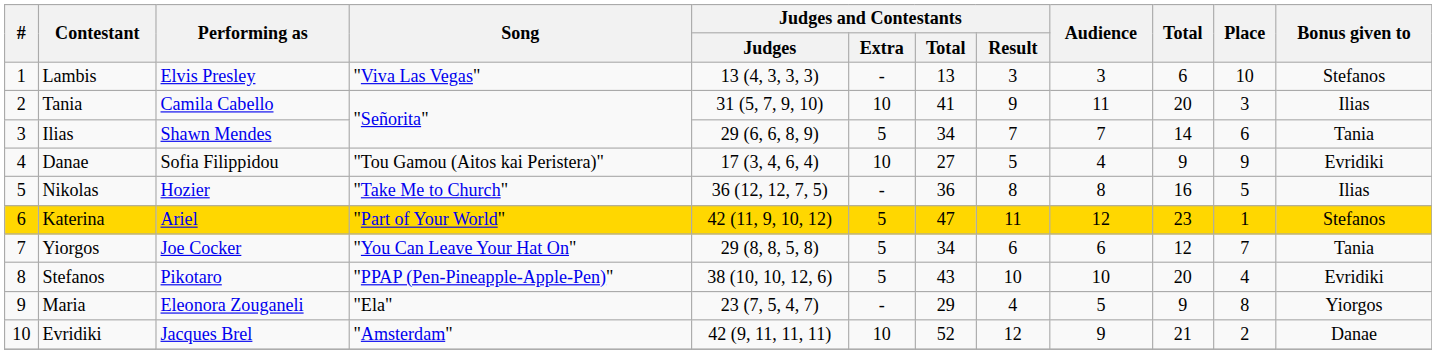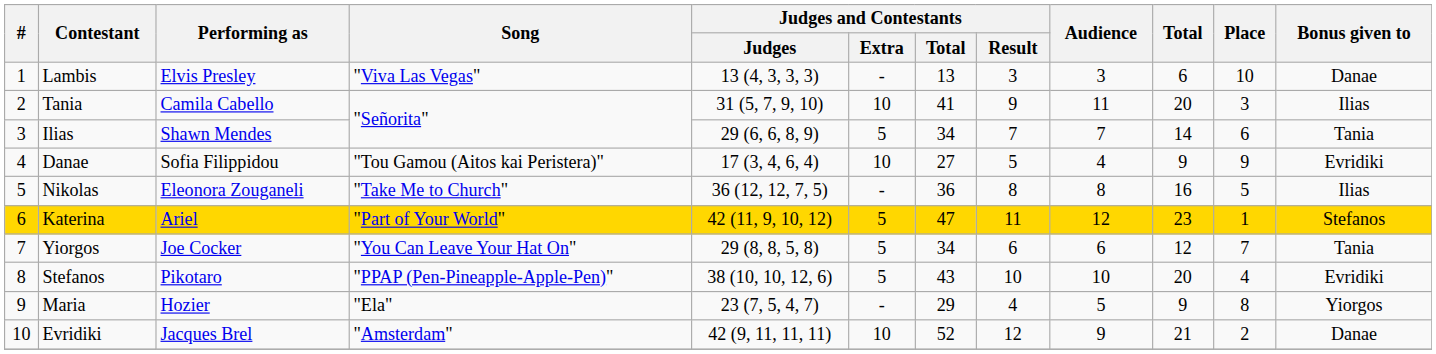(1354, 76) Stefanos -> (1354, 76) Danae
(185, 190) Hozier -> (232, 190) Eleonora Zouganeli
(232, 305) Eleonora Zouganeli -> (185, 305) Hozier
